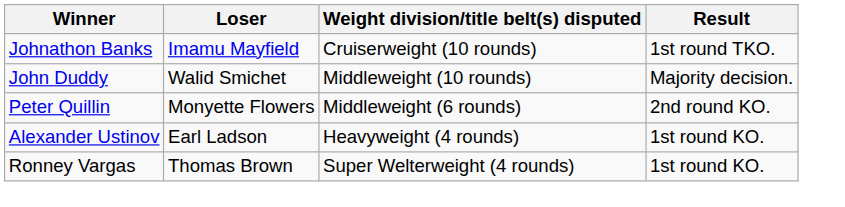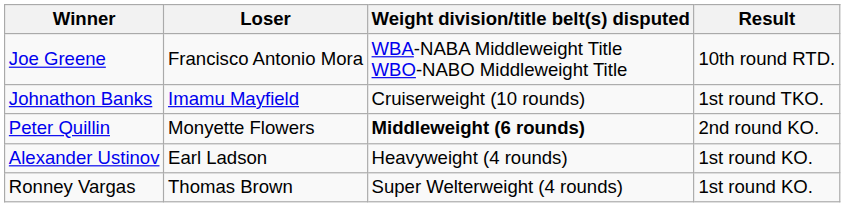+ row: (57, 59)
- row: (58, 78)
(422, 107) normal -> (478, 128) bold
